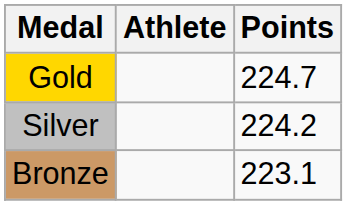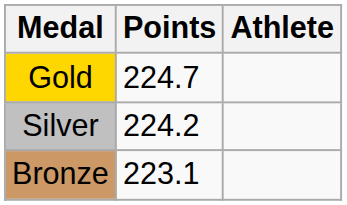columns swapped: (175, 28) <-> (287, 28)
